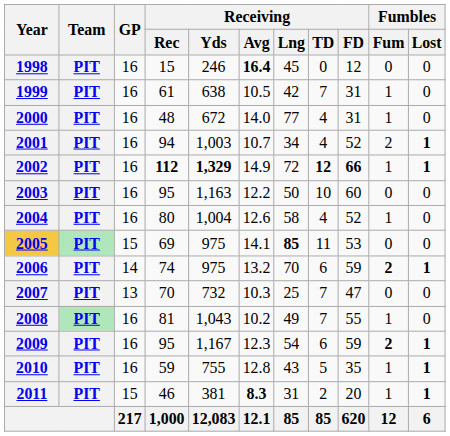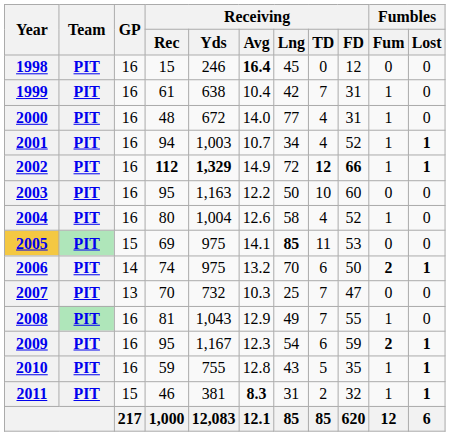(257, 92) 10.5 -> (257, 92) 10.4
(388, 142) 2 -> (388, 142) 1
(353, 268) 59 -> (353, 268) 50
(257, 318) 10.2 -> (257, 318) 12.9
(353, 393) 20 -> (353, 393) 32
